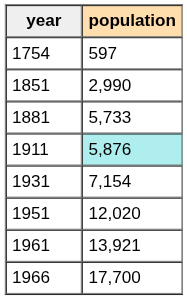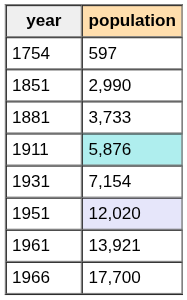(110, 117) 5,733 -> (110, 117) 3,733
(115, 213) no background -> (115, 213) lavender background
